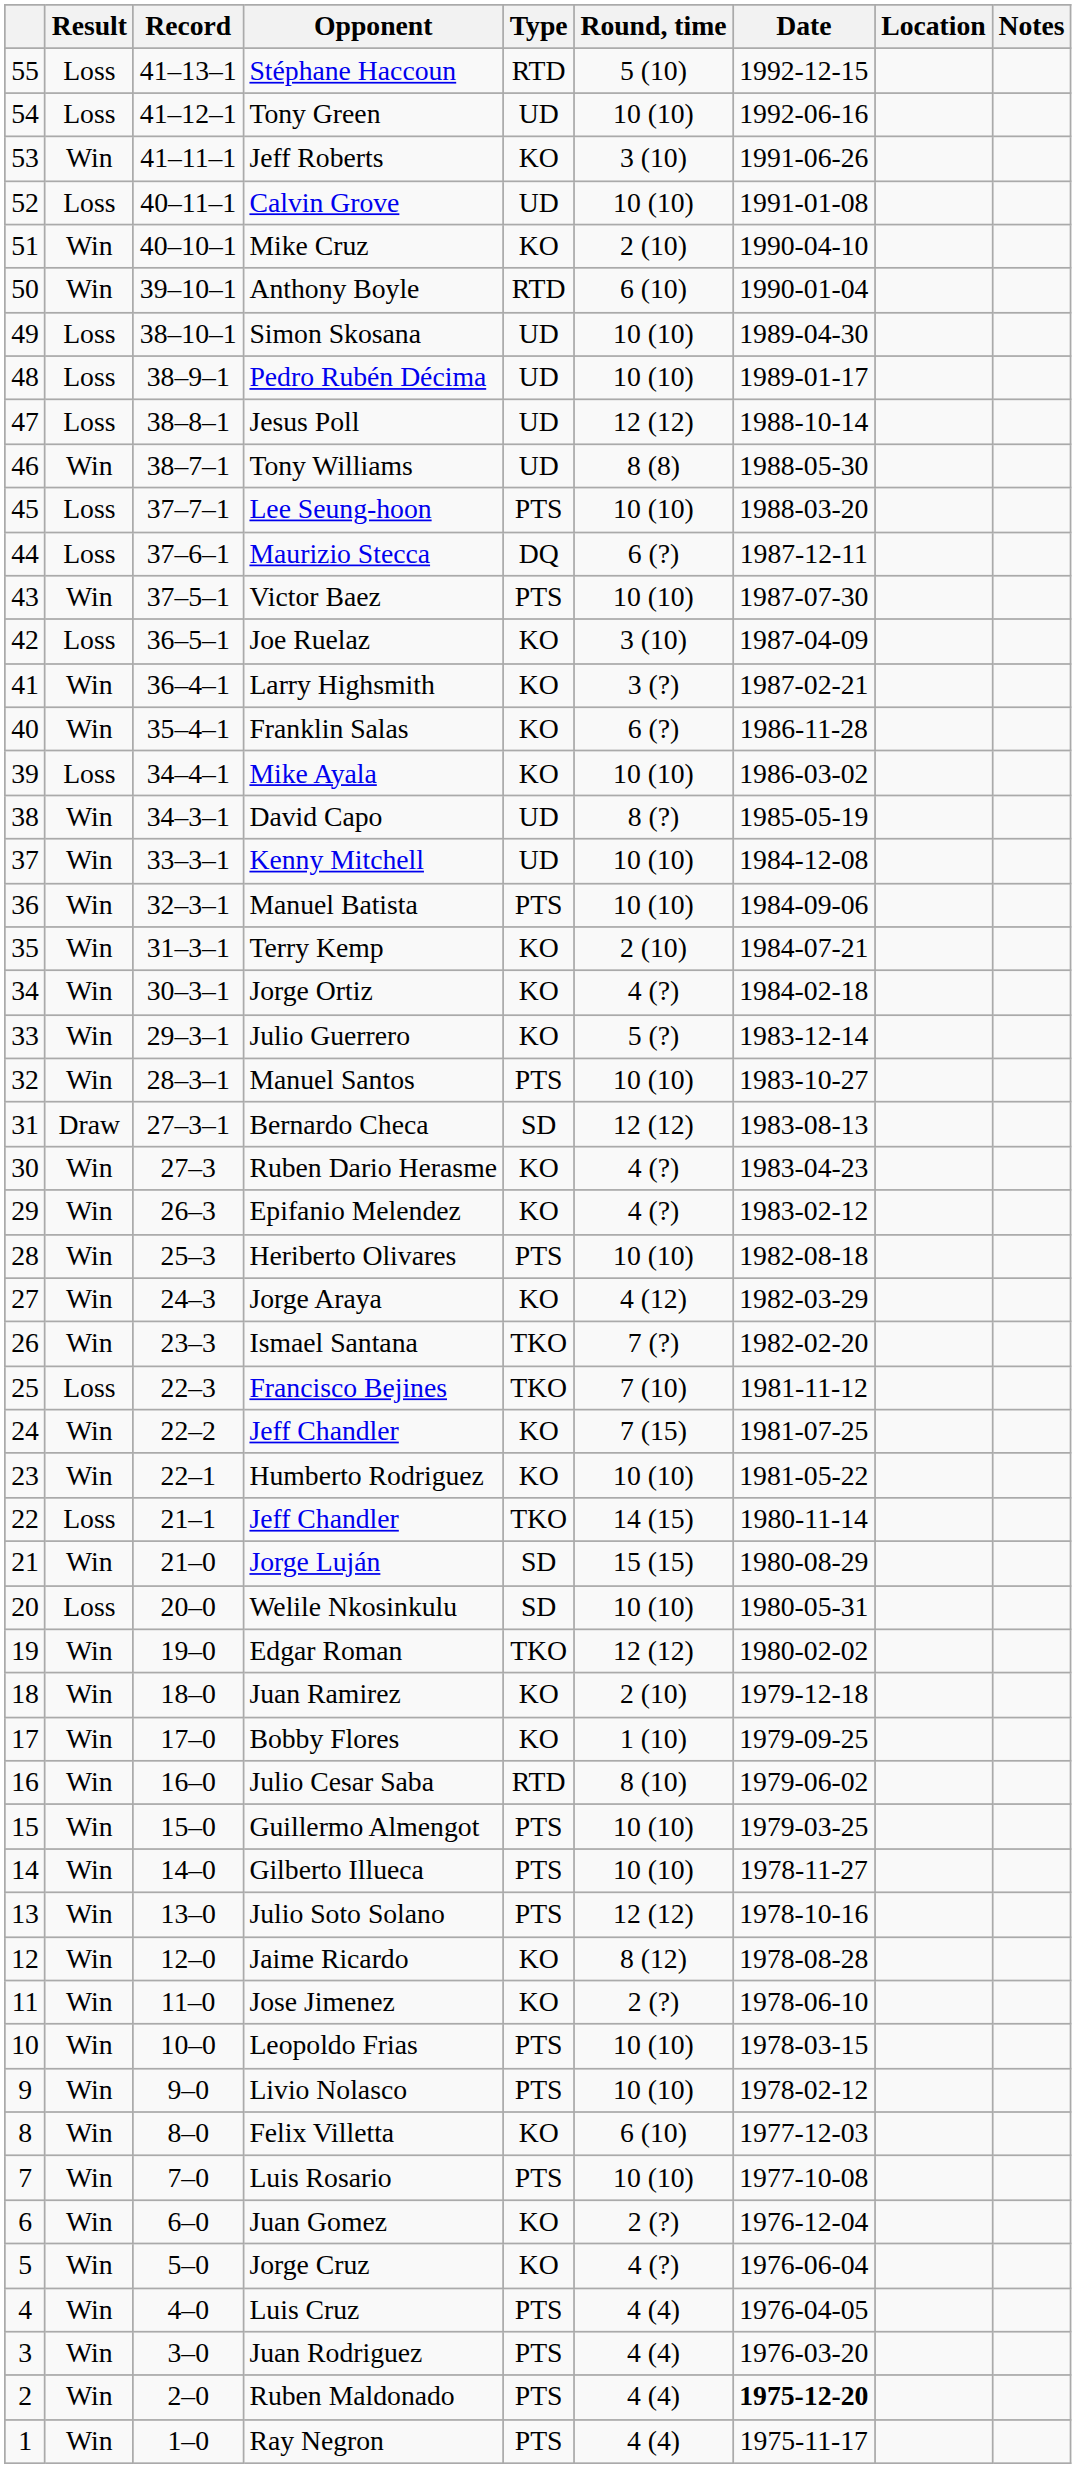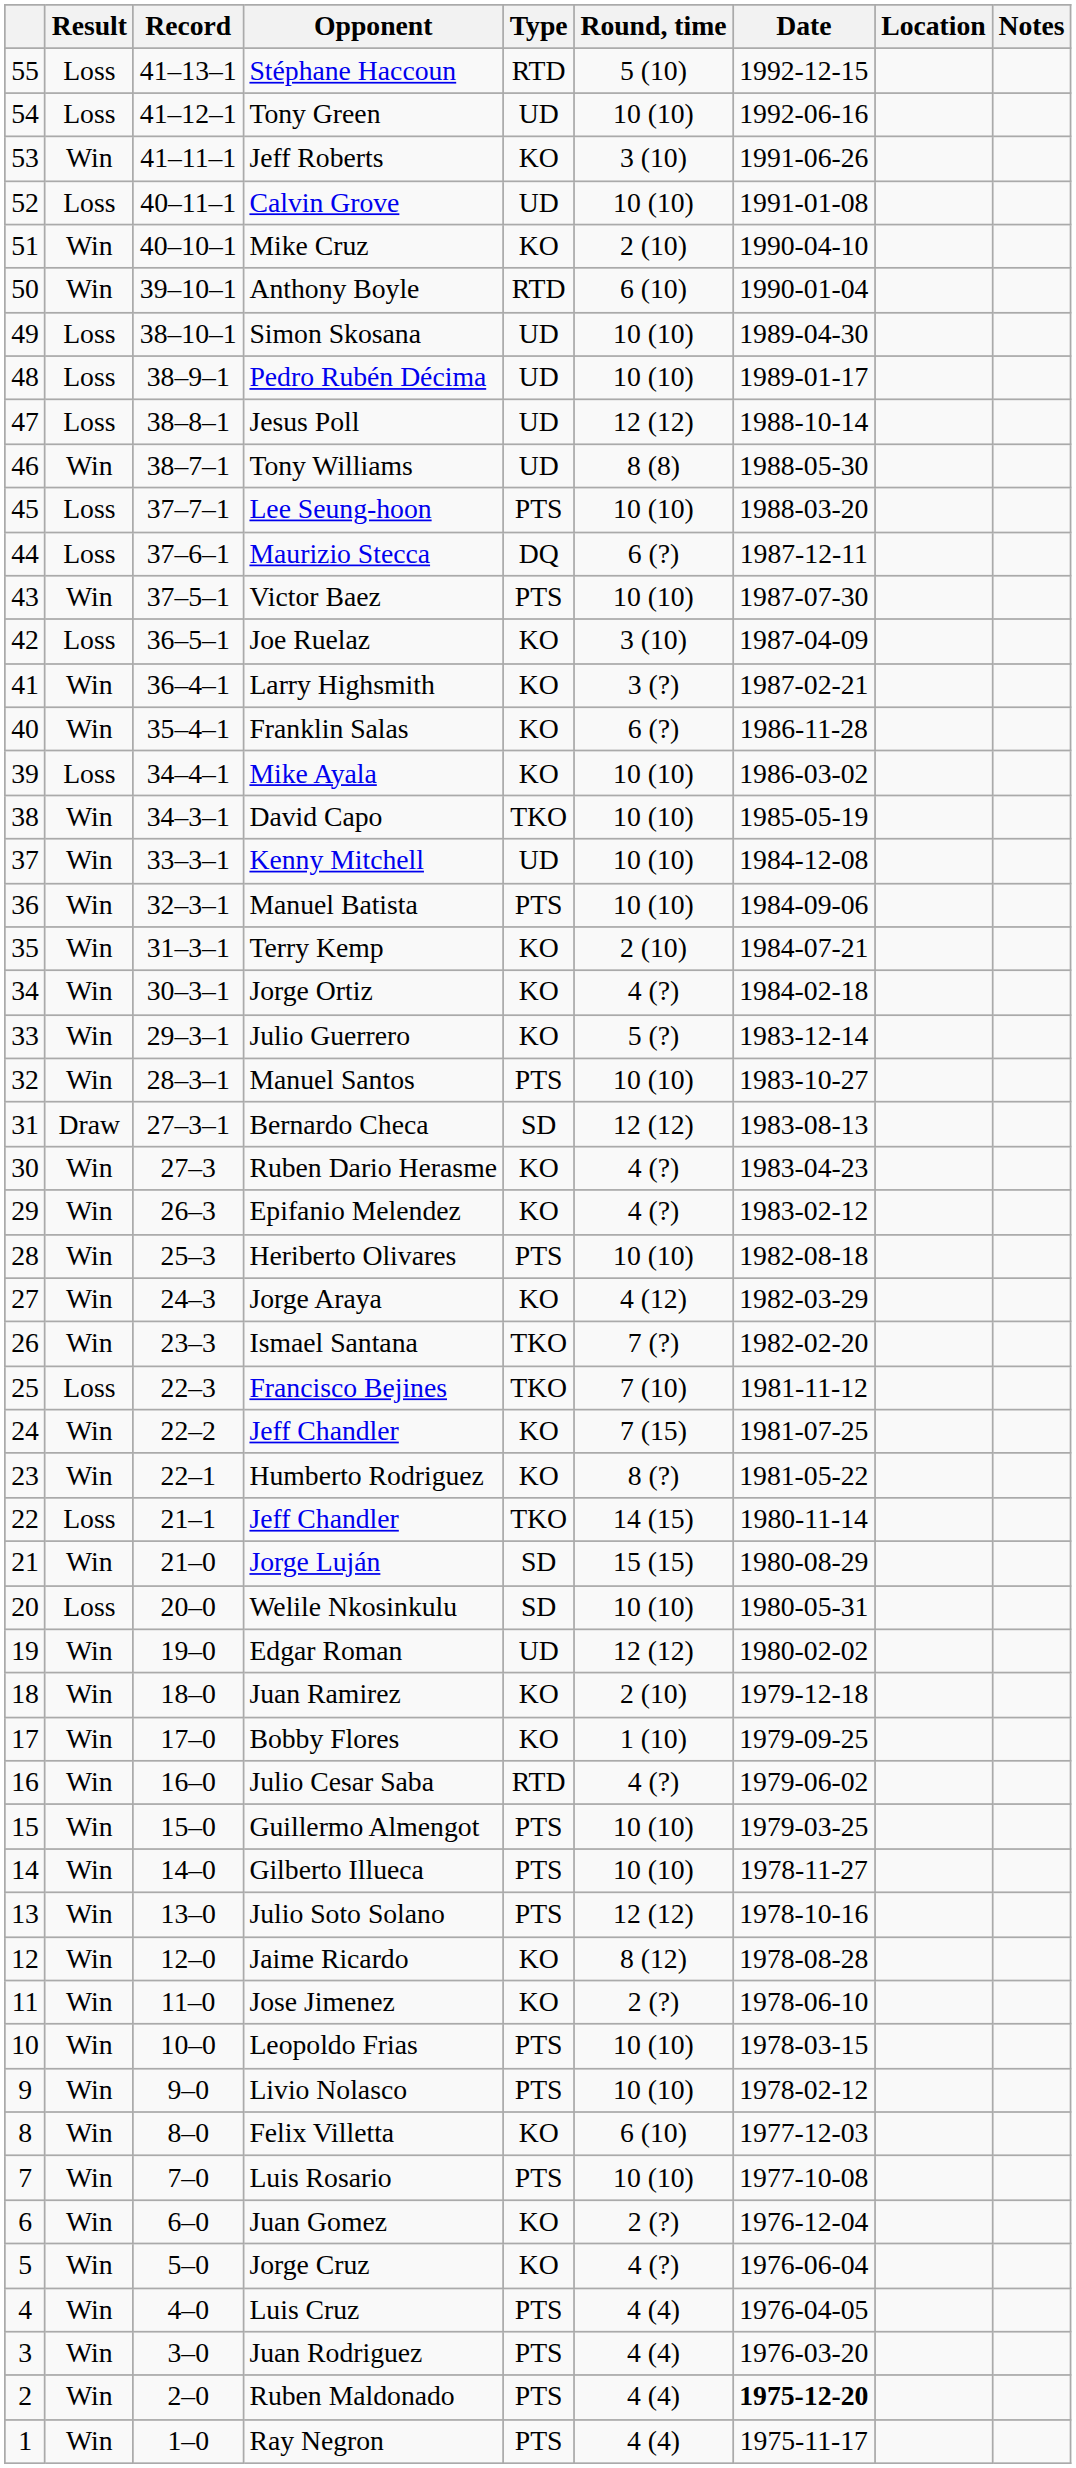(539, 816) UD -> (539, 816) TKO
(653, 816) 8 (?) -> (653, 816) 10 (10)
(653, 1475) 10 (10) -> (653, 1475) 8 (?)
(539, 1650) TKO -> (539, 1650) UD
(653, 1782) 8 (10) -> (653, 1782) 4 (?)
